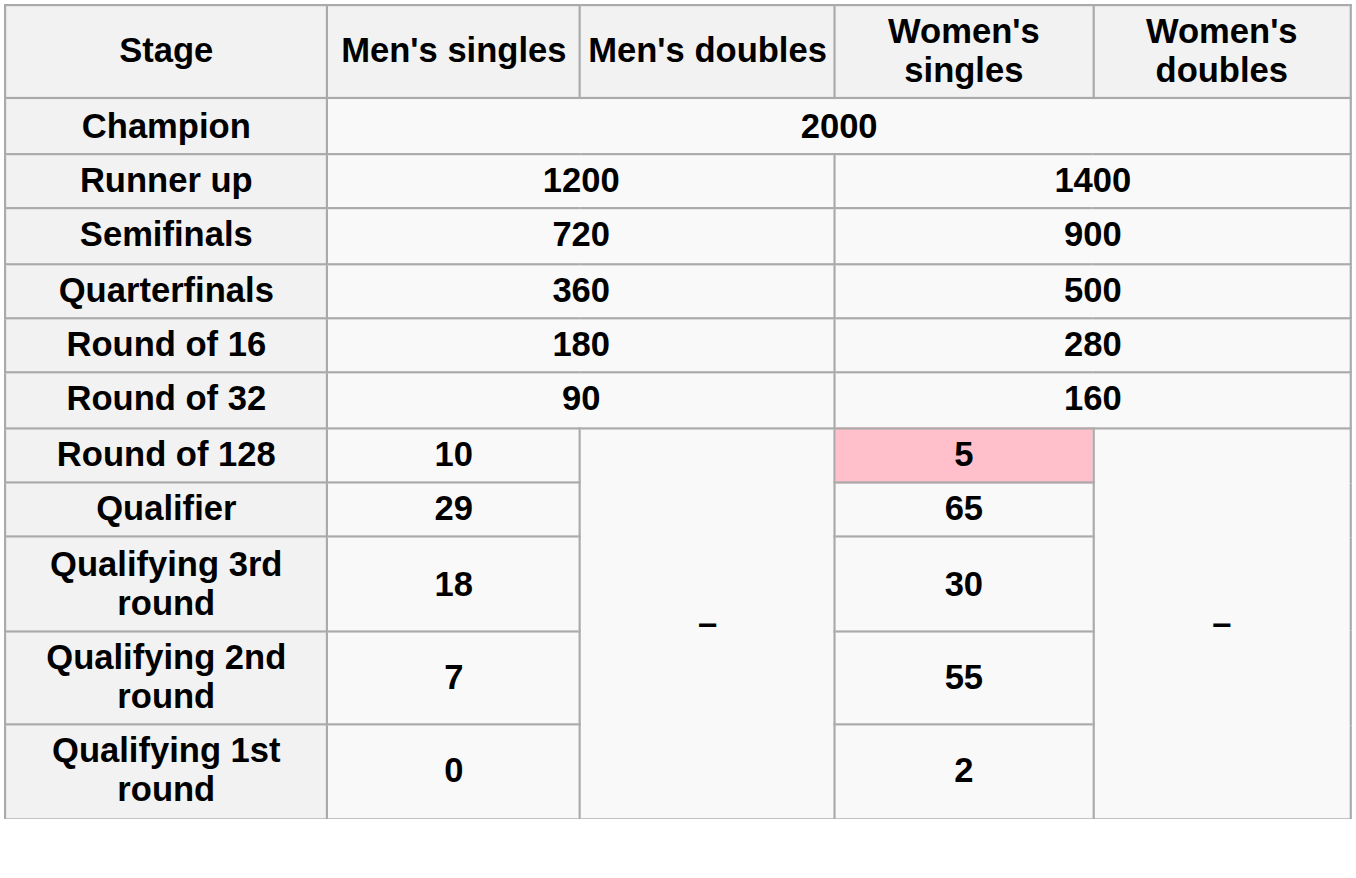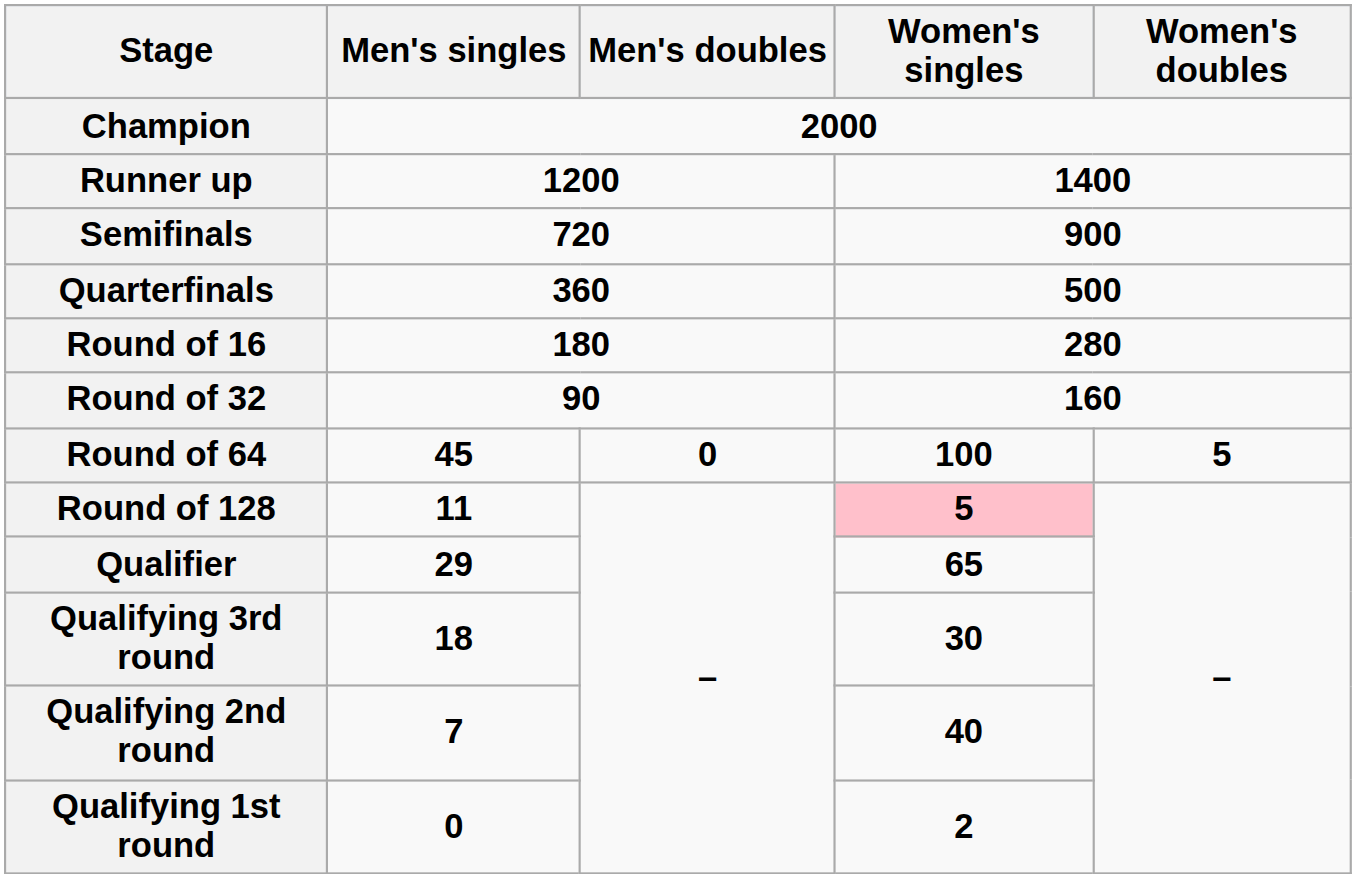+ row: (166, 454)
(454, 454) 10 -> (454, 509) 11
(964, 677) 55 -> (964, 732) 40
